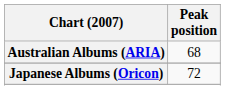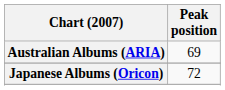(194, 52) 68 -> (194, 52) 69
